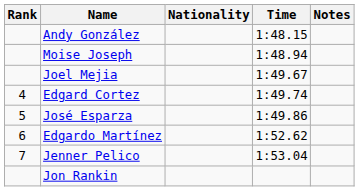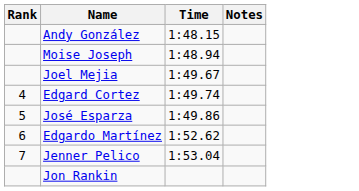- column: (209, 15)
